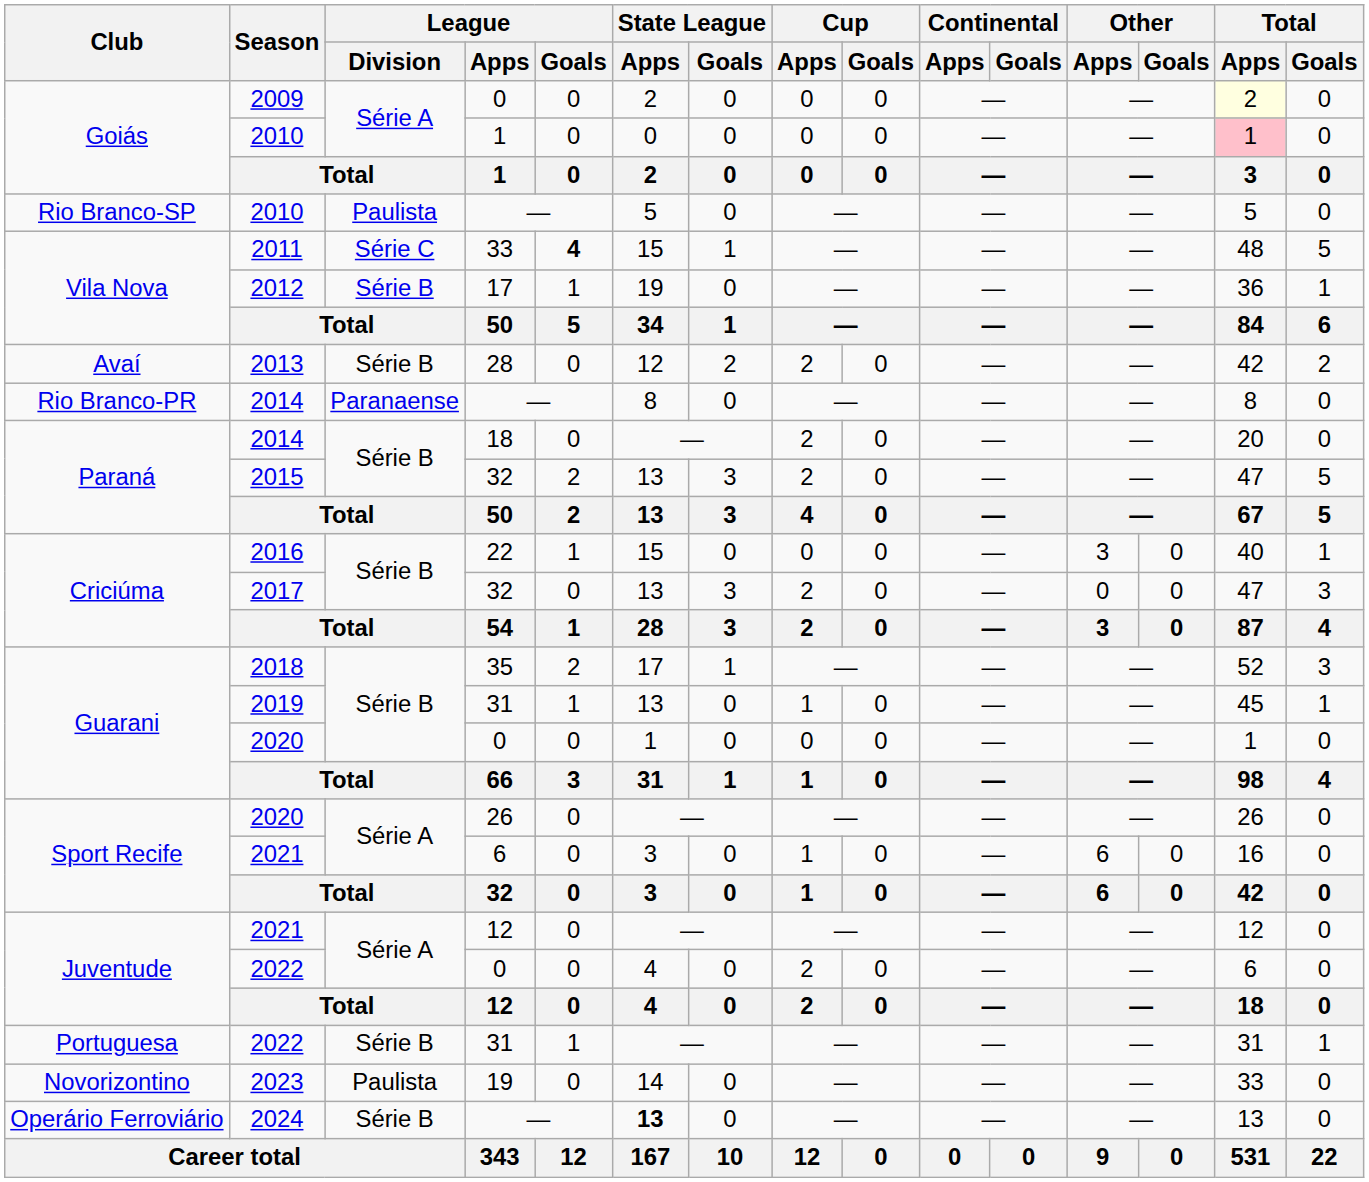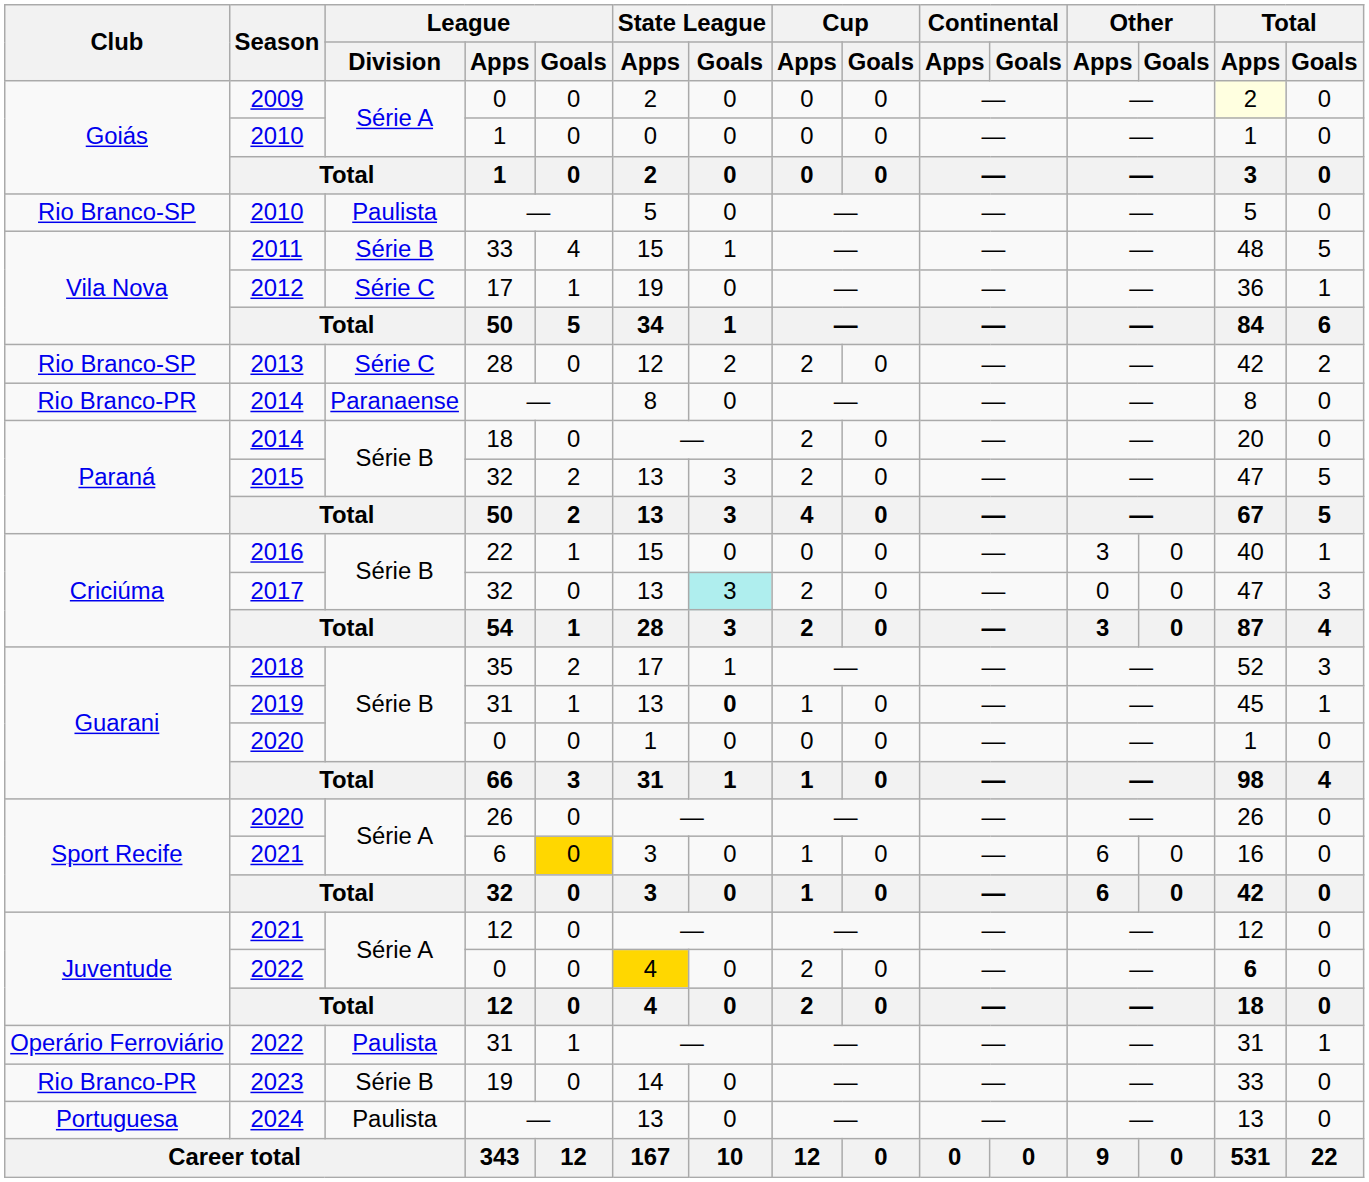(1250, 136) pink background -> (1250, 136) no background
(395, 250) Série C -> (395, 250) Série B
(574, 250) bold -> (574, 250) normal
(395, 288) Série B -> (395, 288) Série C
(117, 363) Avaí -> (117, 363) Rio Branco-SP
(395, 363) Série B -> (395, 363) Série C
(730, 590) no background -> (730, 590) paleturquoise background
(730, 703) normal -> (730, 703) bold
(574, 855) no background -> (574, 855) gold background
(650, 968) no background -> (650, 968) gold background
(1250, 968) normal -> (1250, 968) bold
(117, 1044) Portuguesa -> (117, 1044) Operário Ferroviário
(395, 1044) Série B -> (395, 1044) Paulista
(117, 1082) Novorizontino -> (117, 1082) Rio Branco-PR
(395, 1082) Paulista -> (395, 1082) Série B
(117, 1119) Operário Ferroviário -> (117, 1119) Portuguesa
(395, 1119) Série B -> (395, 1119) Paulista
(650, 1119) bold -> (650, 1119) normal
